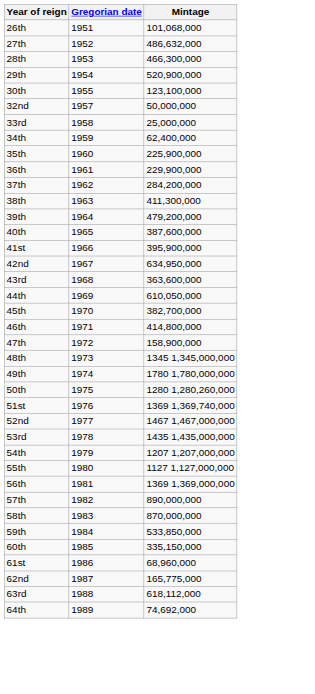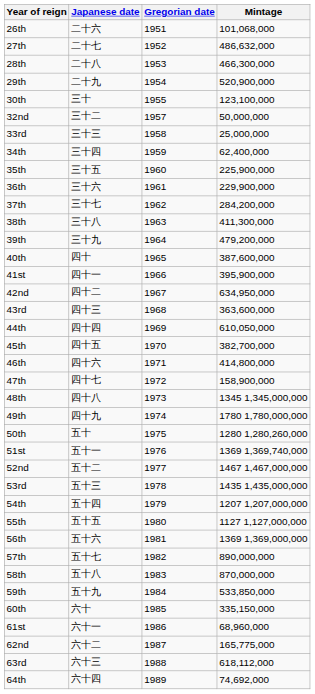+ column: (105, 12)
